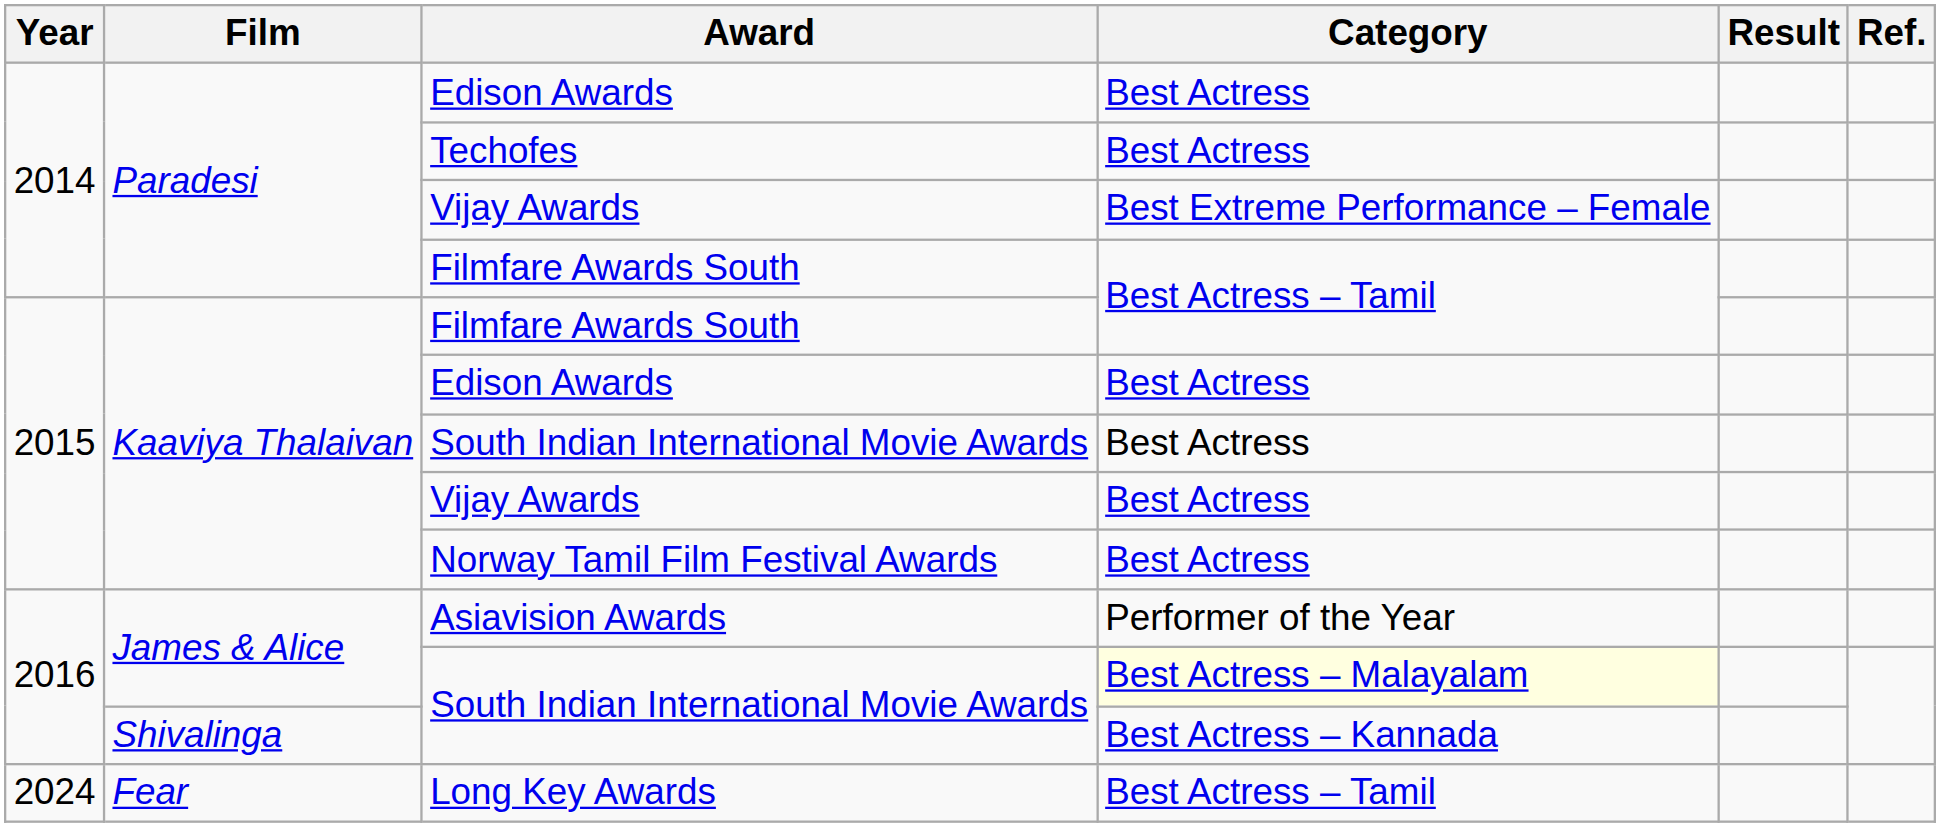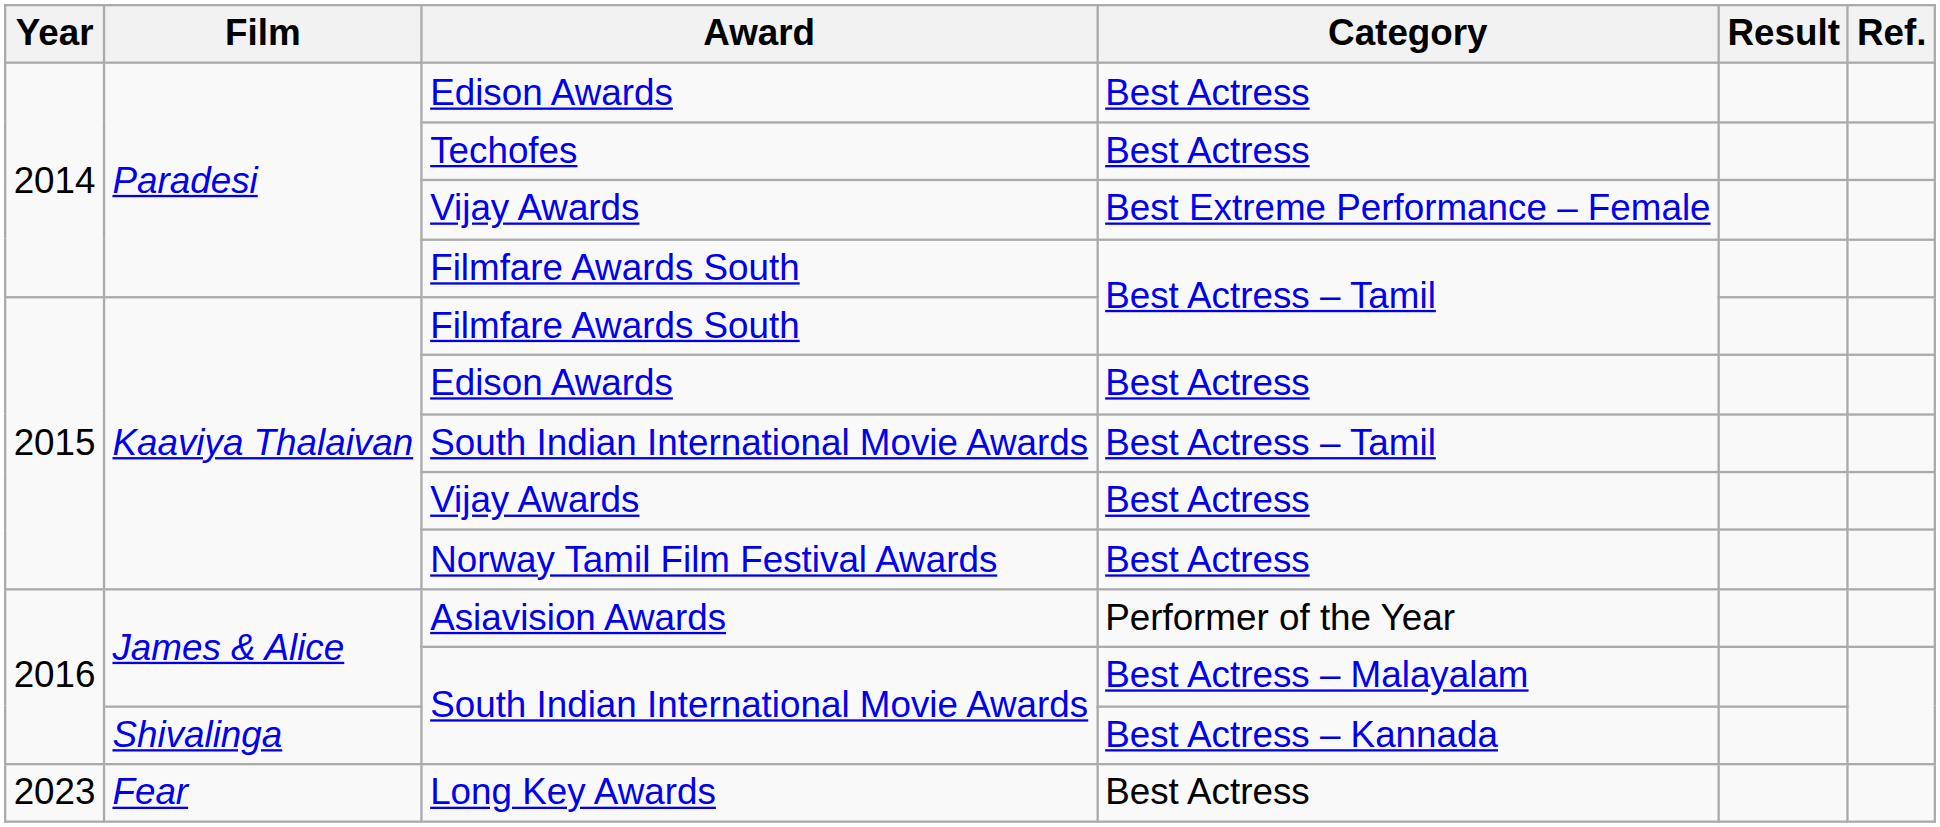(1207, 442) Best Actress -> (1270, 442) Best Actress – Tamil
(1317, 675) lightyellow background -> (1317, 675) no background
(55, 792) 2024 -> (55, 792) 2023
(1270, 792) Best Actress – Tamil -> (1207, 792) Best Actress
